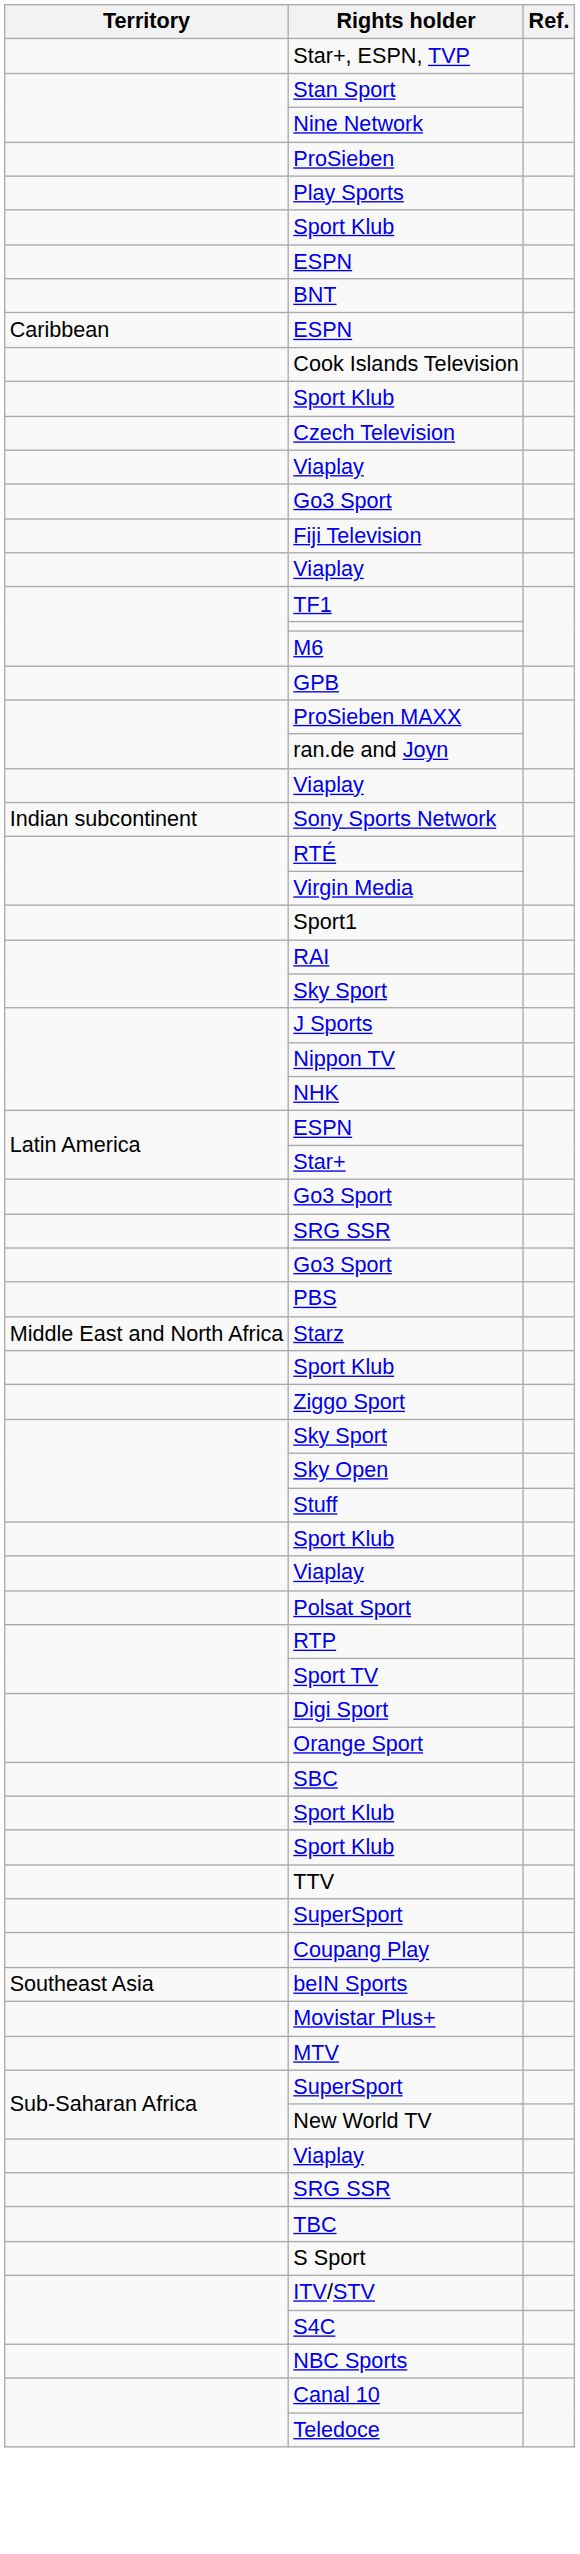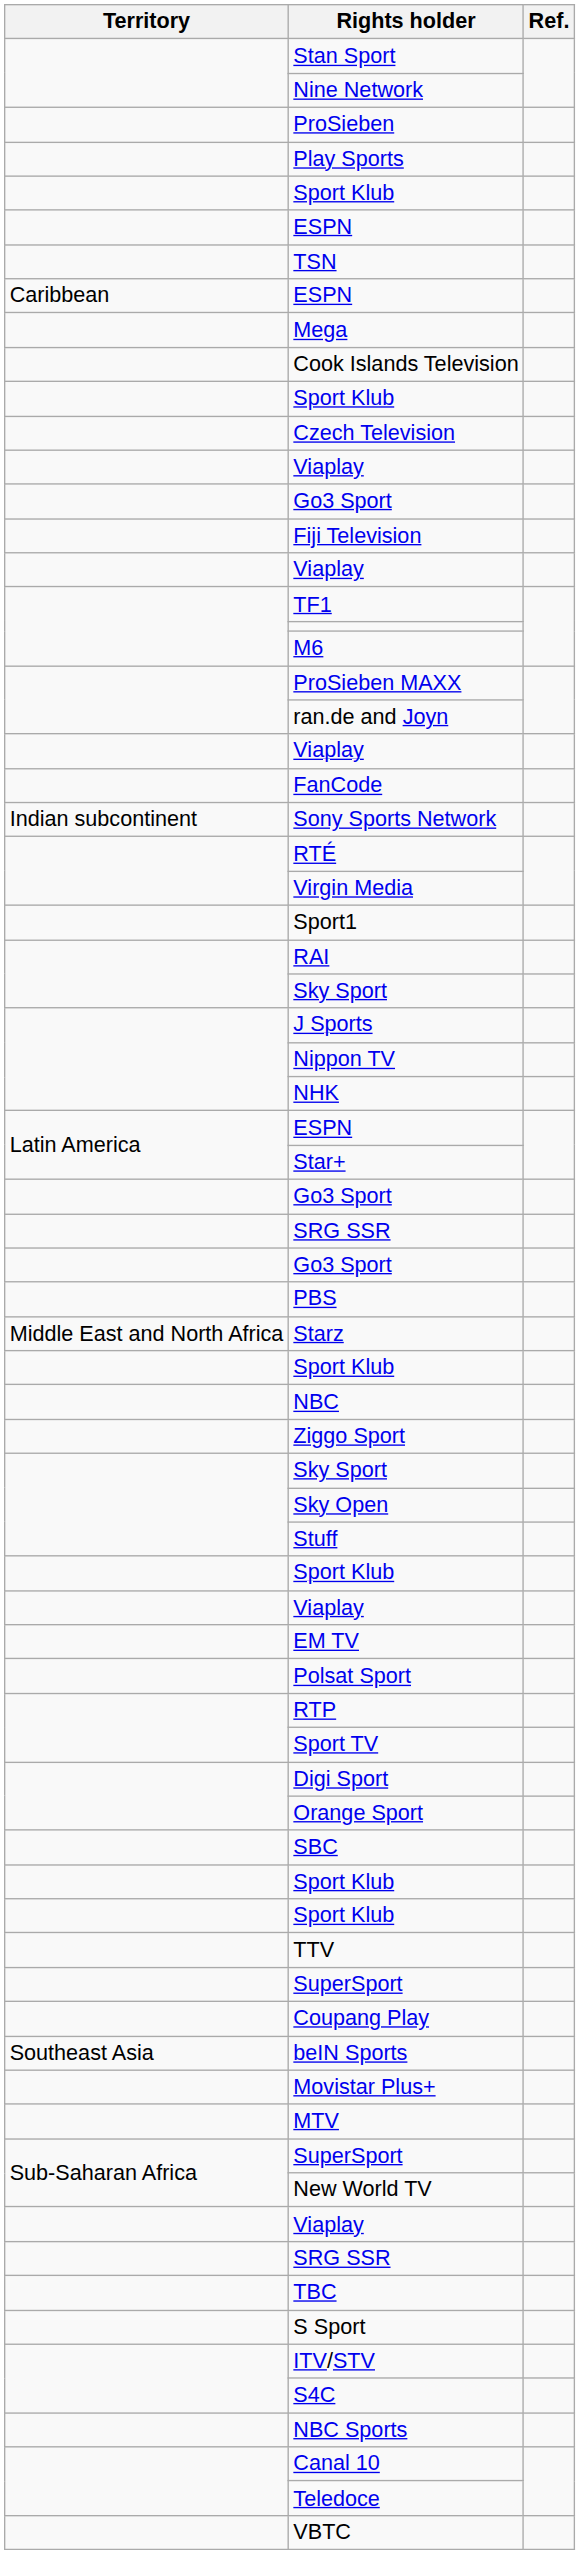- row: (147, 56)
- row: (147, 296)
+ row: (147, 262)
+ row: (147, 330)
- row: (147, 683)
+ row: (147, 785)
+ row: (147, 1402)
+ row: (147, 1642)
+ row: (147, 2532)
